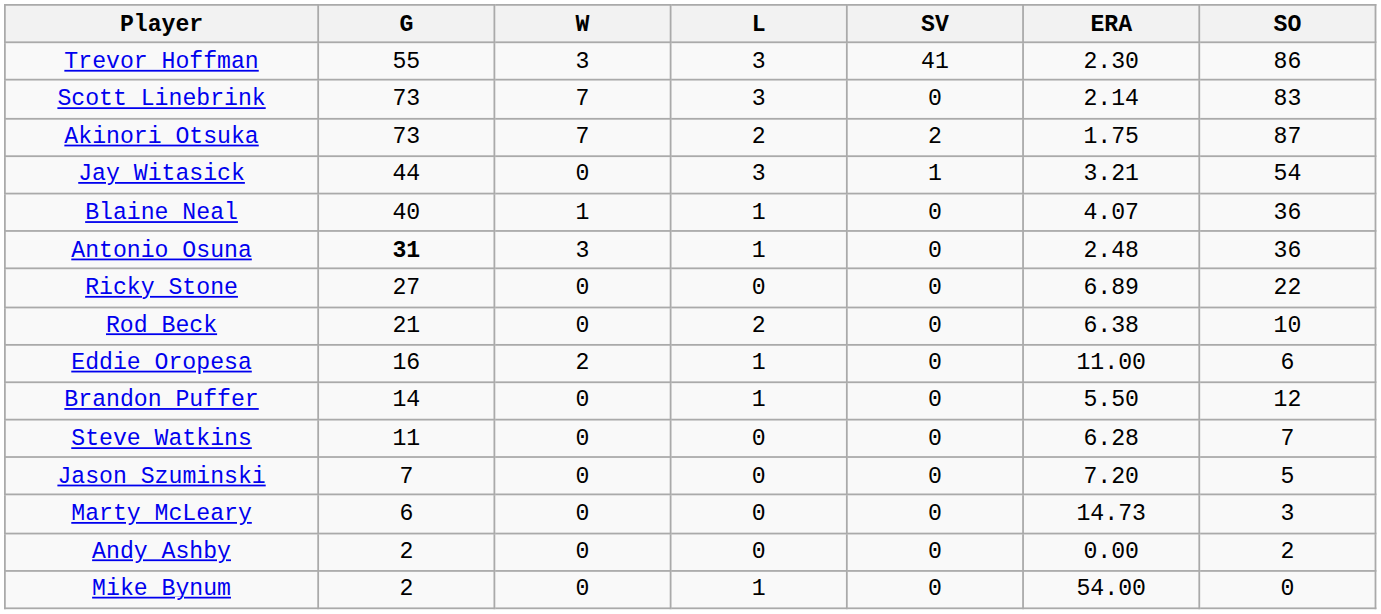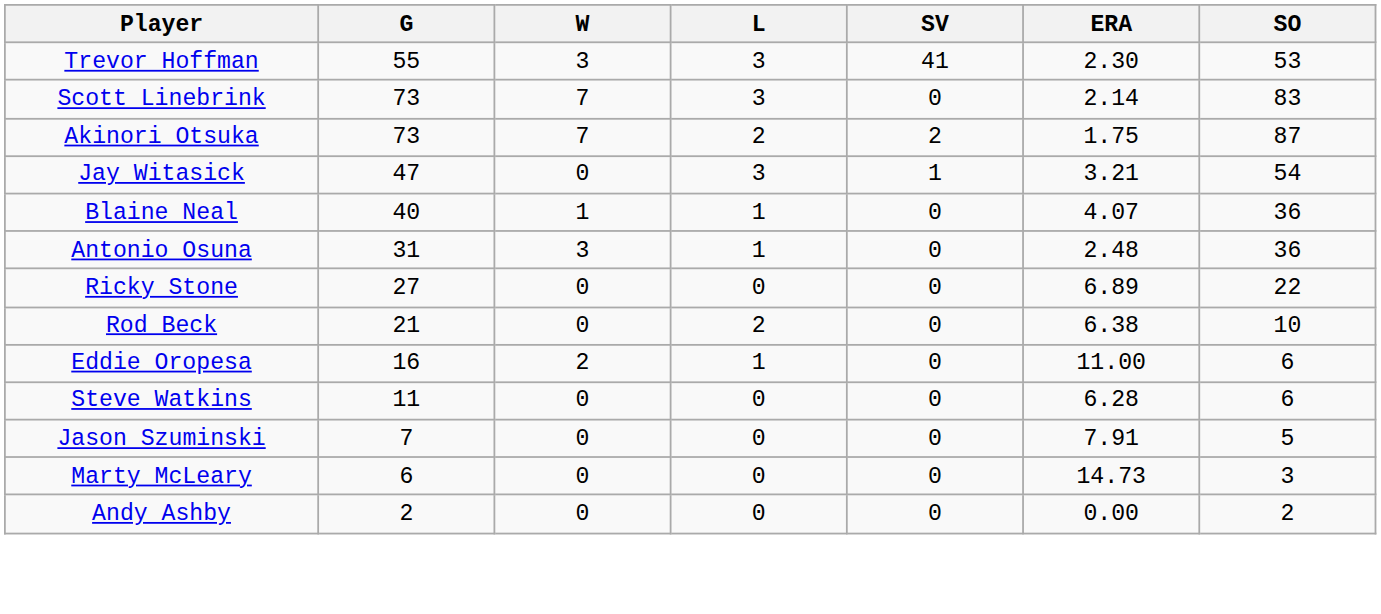(1288, 61) 86 -> (1288, 61) 53
(406, 175) 44 -> (406, 175) 47
(406, 250) bold -> (406, 250) normal
- row: (162, 401)
(1287, 439) 7 -> (1287, 401) 6
(1111, 476) 7.20 -> (1111, 439) 7.91
- row: (162, 589)
